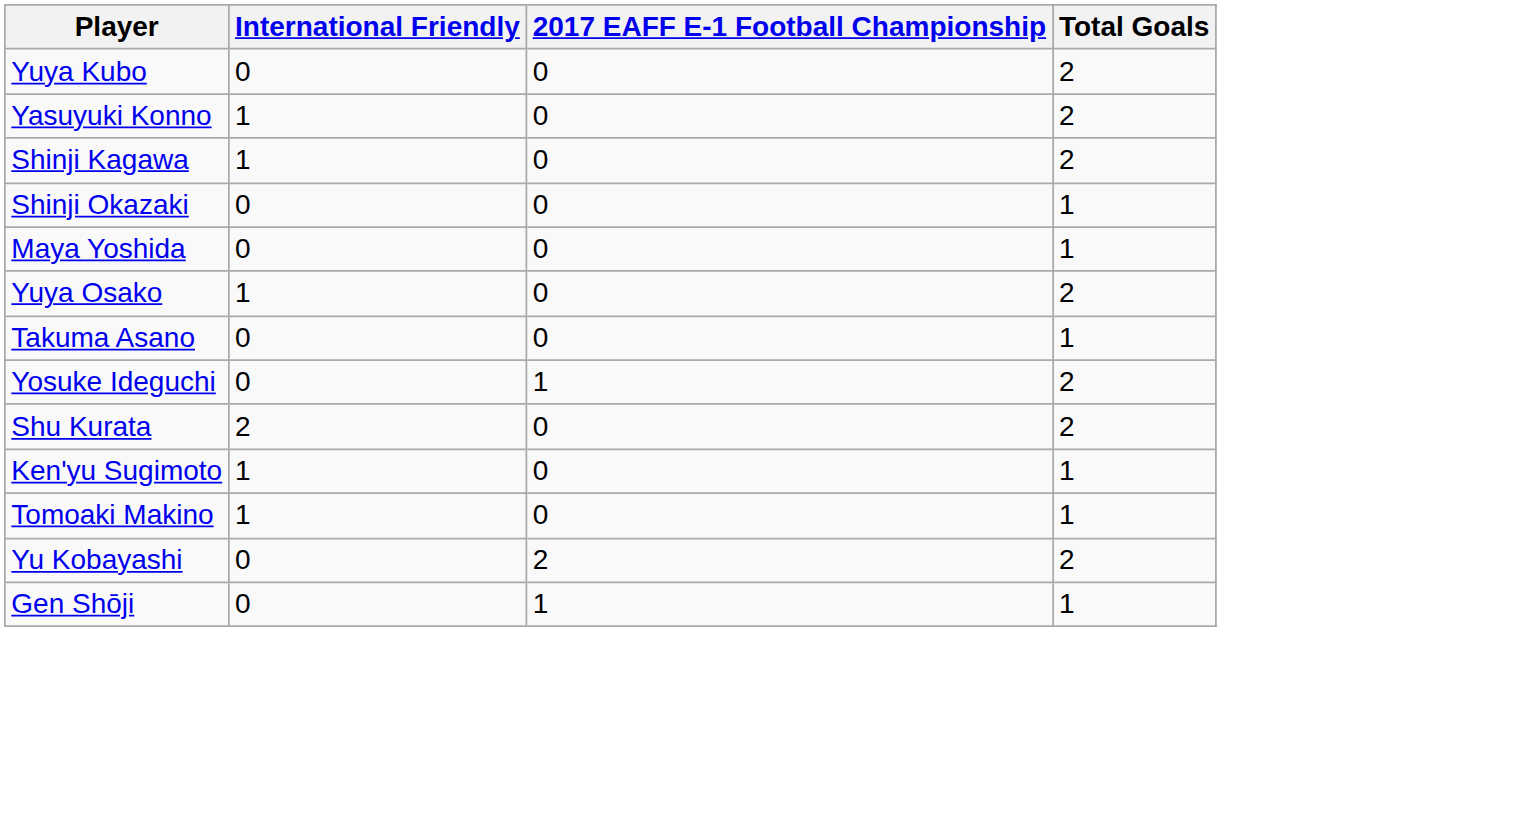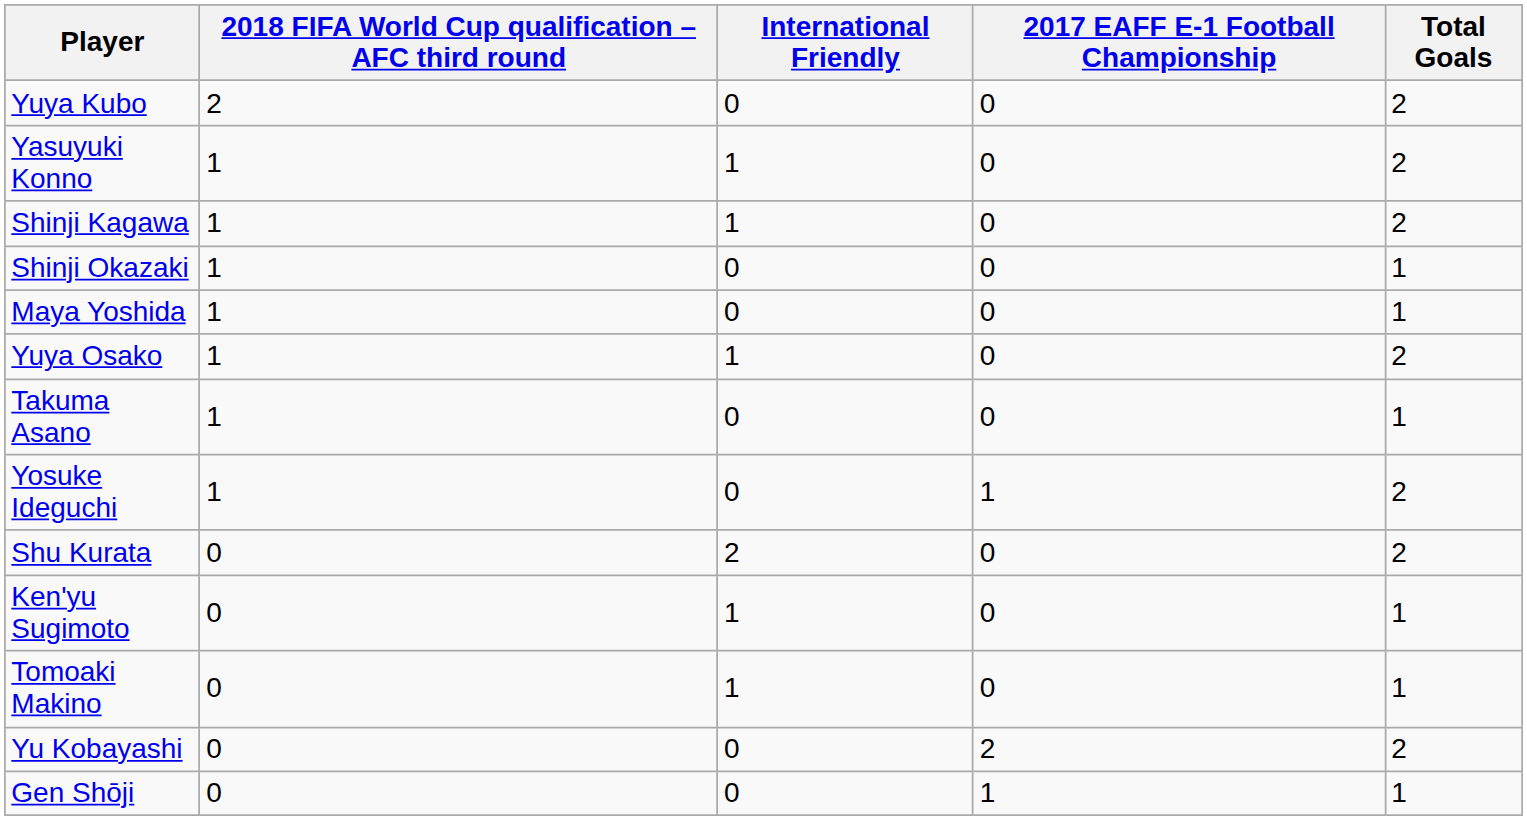+ column: (459, 42)
